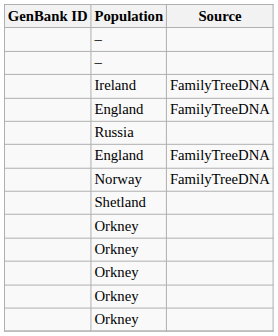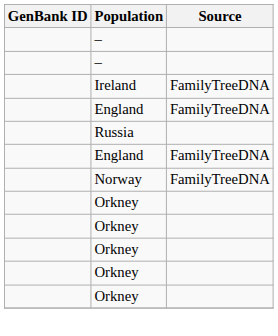- row: (120, 202)
